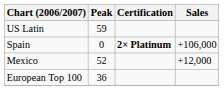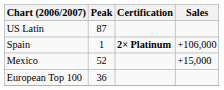(102, 28) 59 -> (102, 28) 87
(102, 45) 0 -> (102, 45) 1
(195, 61) +12,000 -> (195, 61) +15,000
